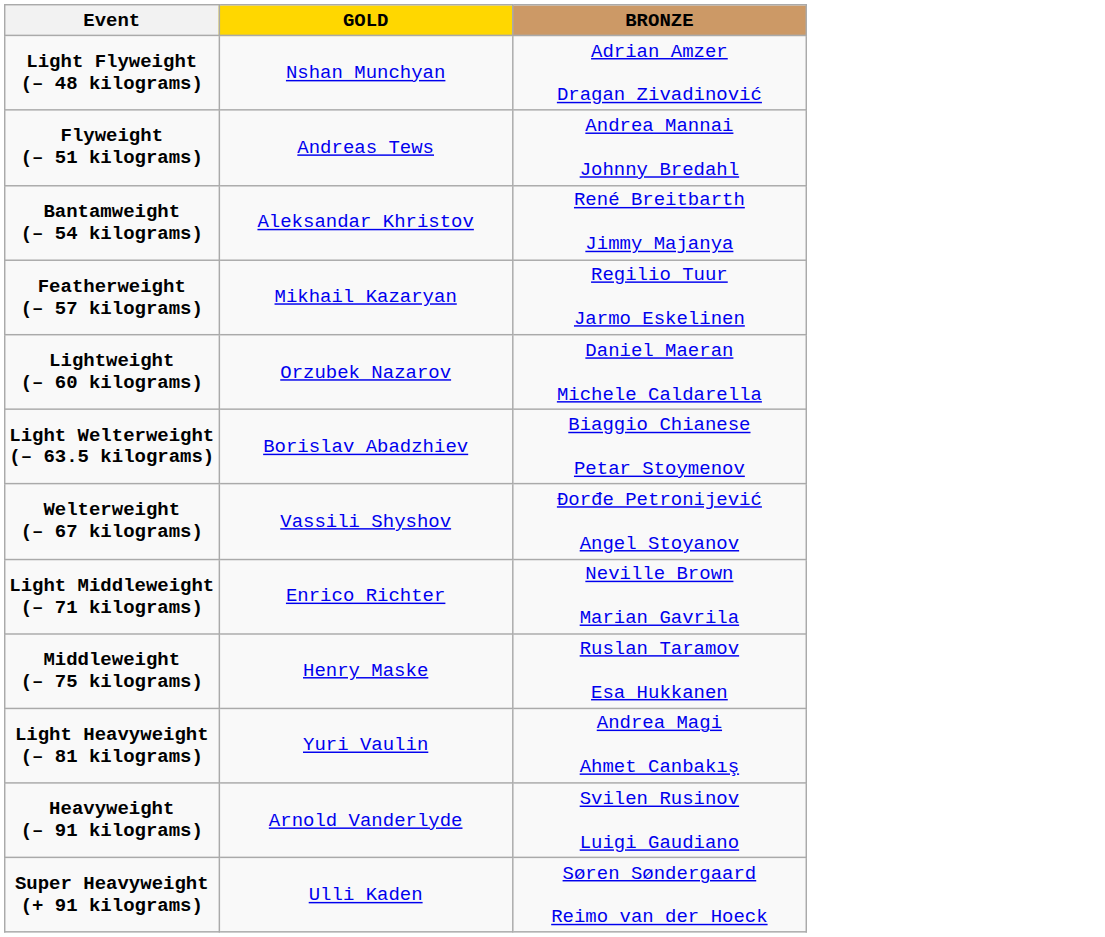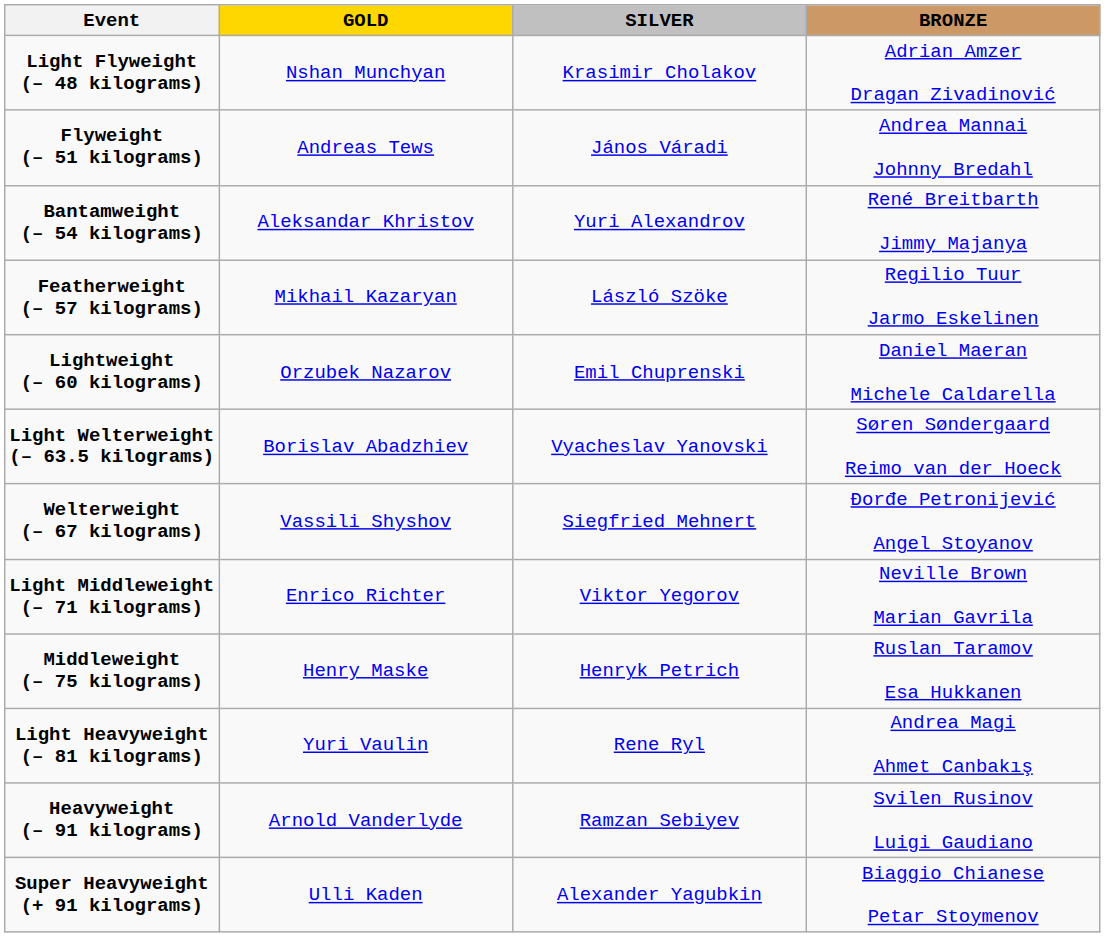+ column: (659, 20)
(659, 447) Biaggio Chianese Petar Stoymenov -> (953, 447) Søren Søndergaard Reimo van der Hoeck
(659, 895) Søren Søndergaard Reimo van der Hoeck -> (953, 895) Biaggio Chianese Petar Stoymenov
